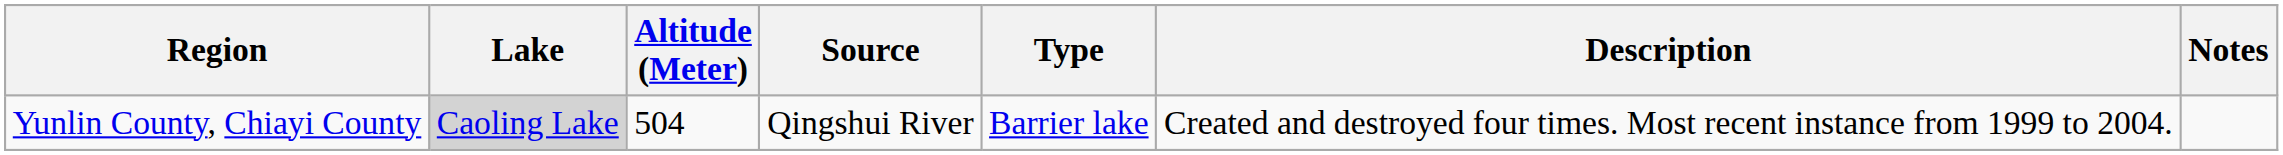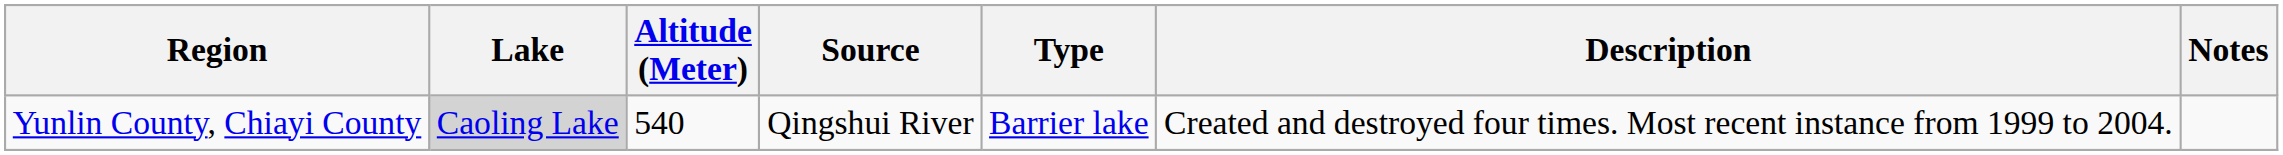(659, 122) 504 -> (659, 122) 540
